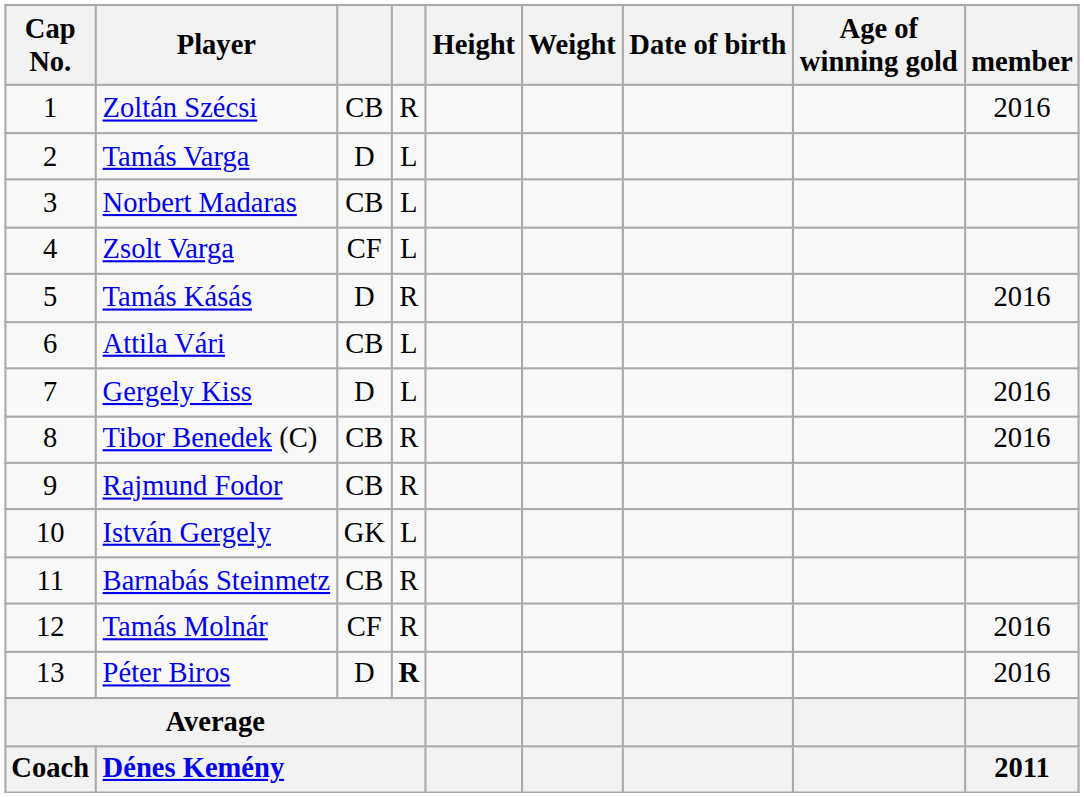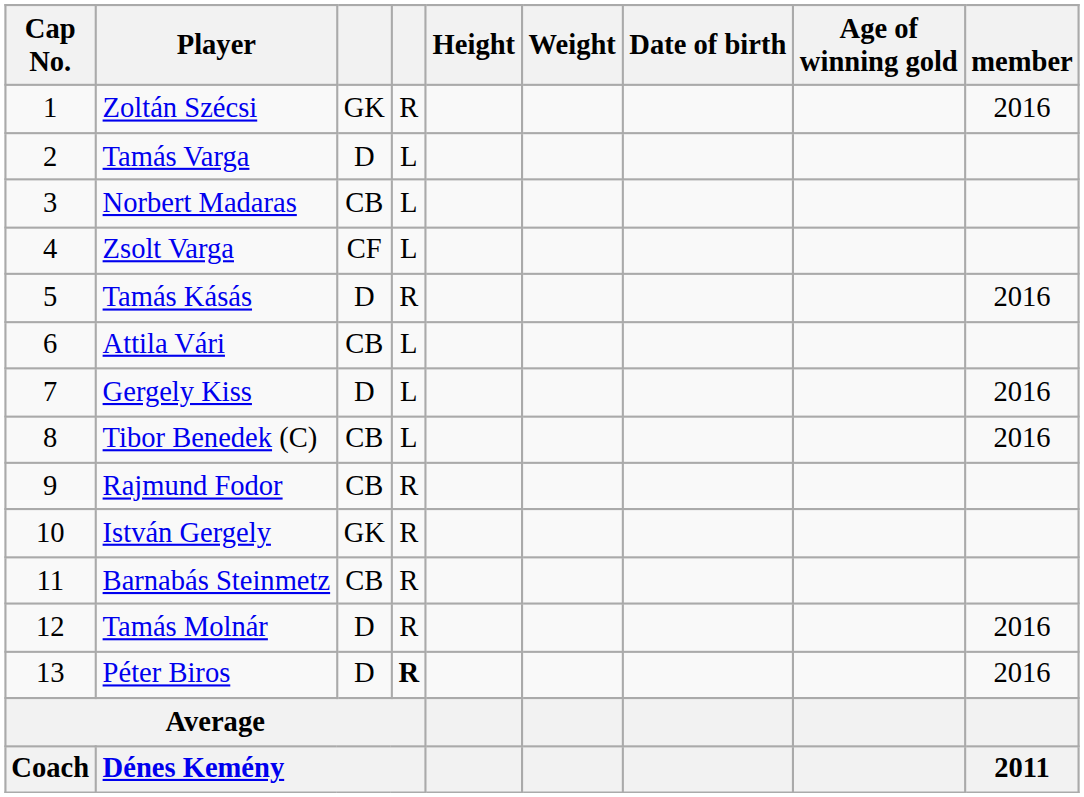(364, 108) CB -> (364, 108) GK
(409, 438) R -> (409, 438) L
(409, 532) L -> (409, 532) R
(364, 626) CF -> (364, 626) D
